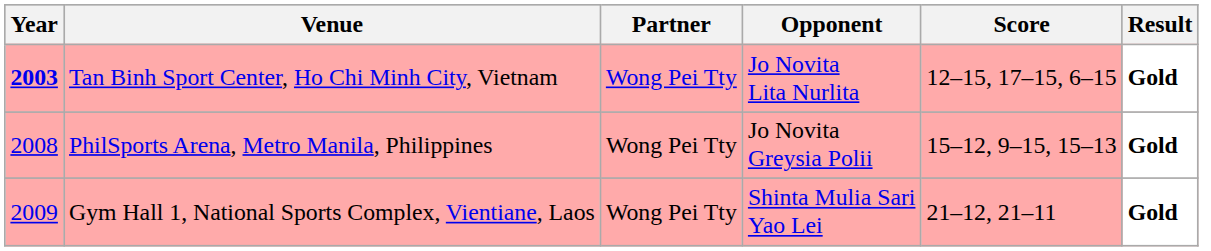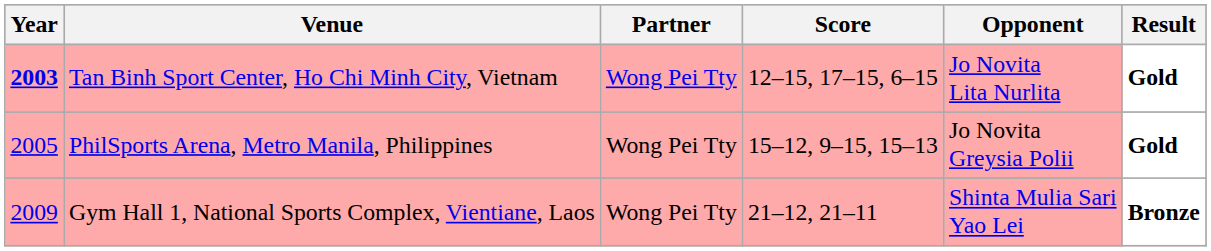columns swapped: (832, 24) <-> (1022, 24)
(34, 144) 2008 -> (34, 144) 2005
(1153, 212) Gold -> (1164, 212) Bronze
